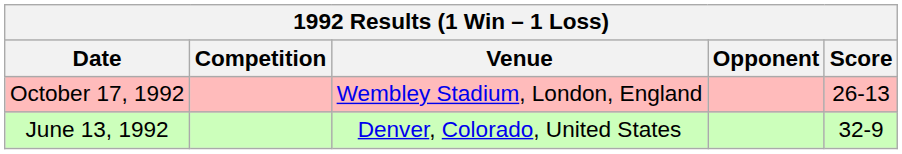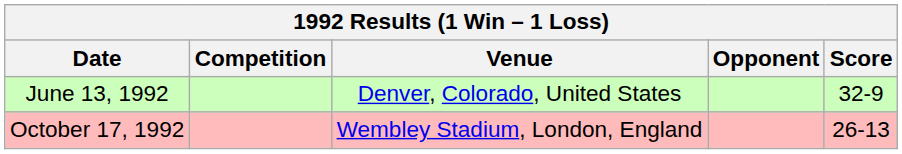rows swapped: (97, 93) <-> (97, 129)
